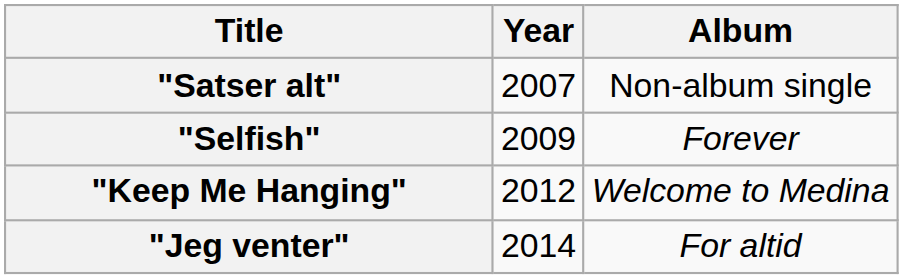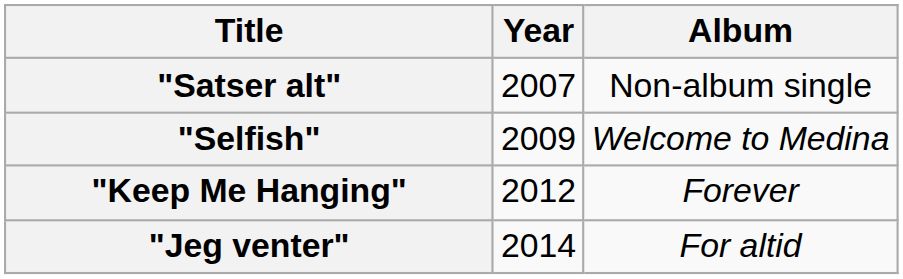(741, 138) Forever -> (741, 138) Welcome to Medina
(741, 191) Welcome to Medina -> (741, 191) Forever
